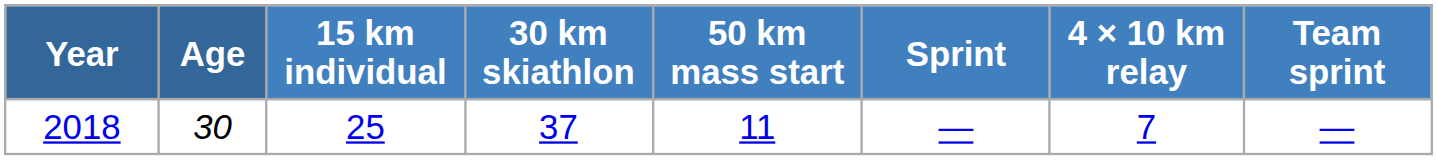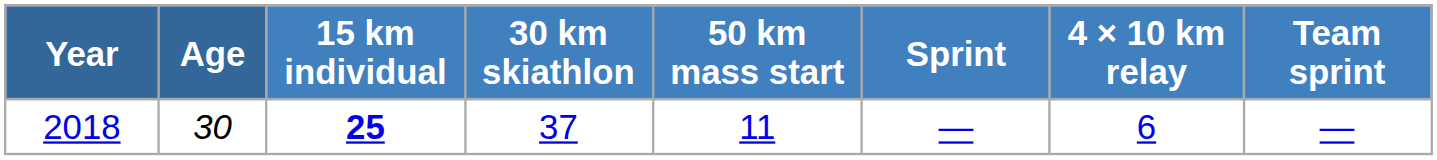(365, 127) normal -> (365, 127) bold
(1146, 127) 7 -> (1146, 127) 6
